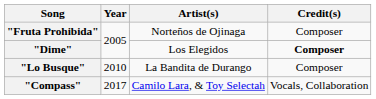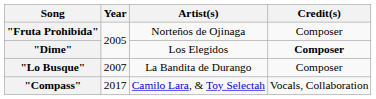(115, 67) 2010 -> (115, 67) 2007
